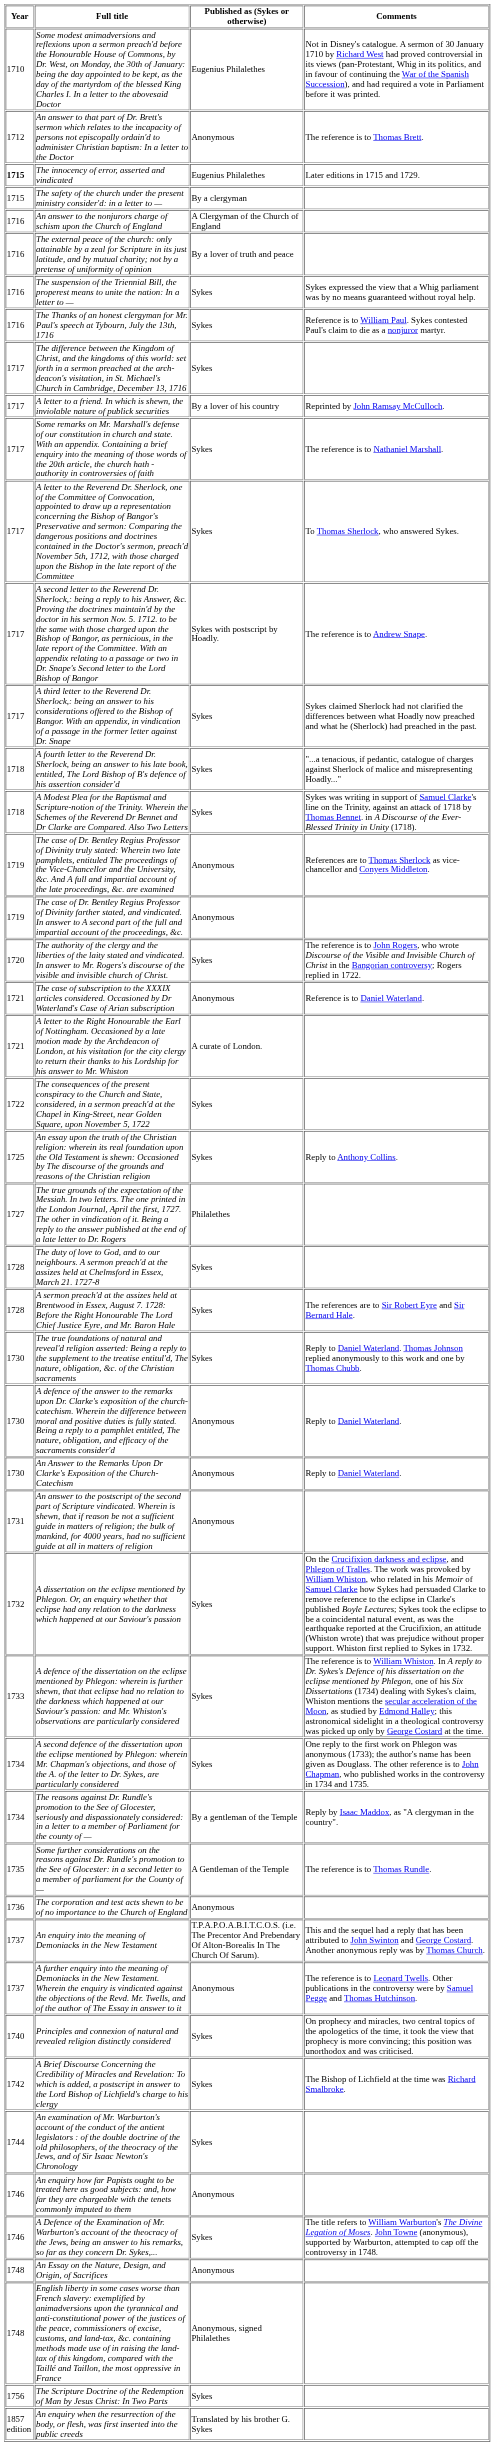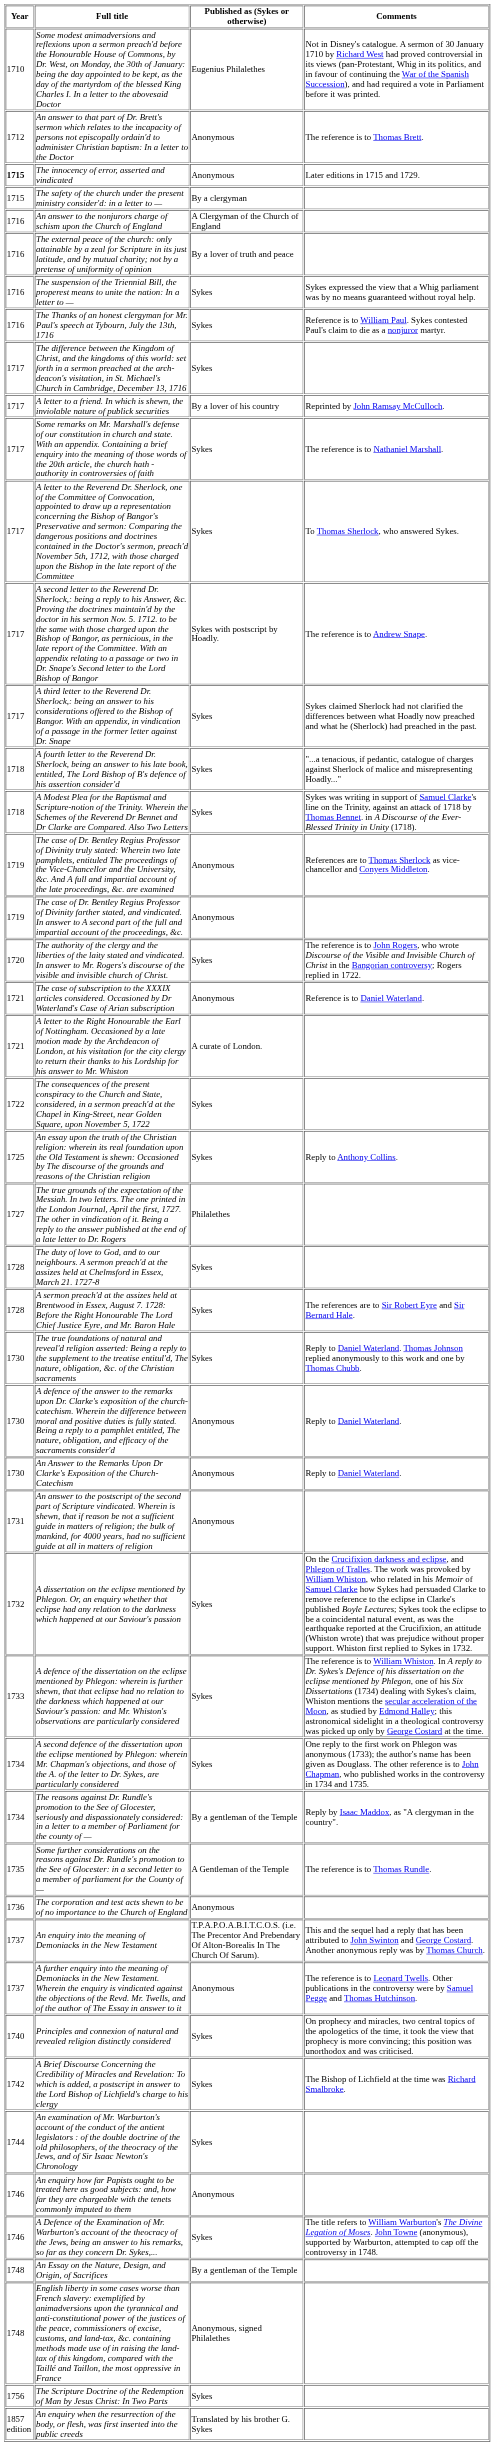(228, 175) Eugenius Philalethes -> (213, 175) Anonymous
(213, 2270) Anonymous -> (244, 2270) By a gentleman of the Temple
